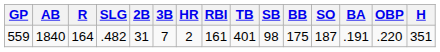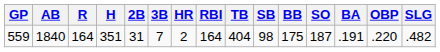columns swapped: (421, 15) <-> (113, 15)
(216, 36) 161 -> (211, 36) 164
(245, 36) 401 -> (240, 36) 404
